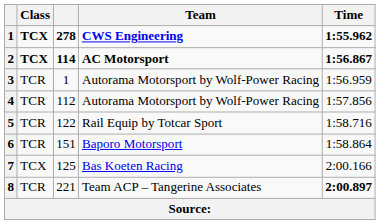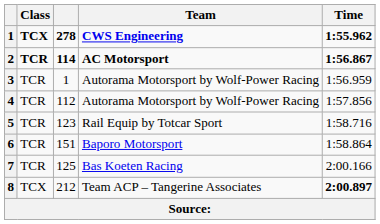(34, 57) TCX -> (34, 57) TCR
(66, 122) 122 -> (66, 122) 123
(33, 165) TCX -> (33, 165) TCR
(33, 187) TCR -> (33, 187) TCX
(66, 187) 221 -> (66, 187) 212
